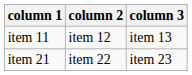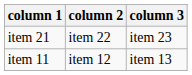rows swapped: (28, 37) <-> (29, 59)
